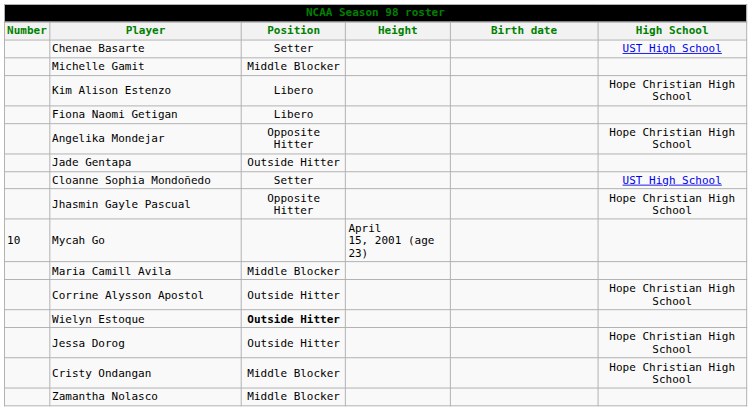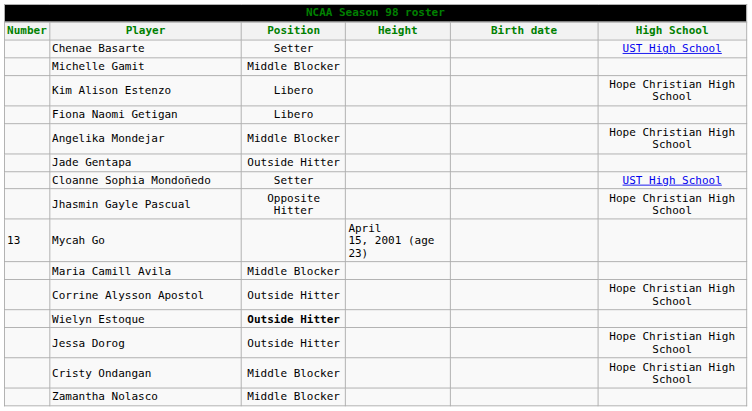(294, 139) Opposite Hitter -> (294, 139) Middle Blocker
(14, 241) 10 -> (14, 241) 13
